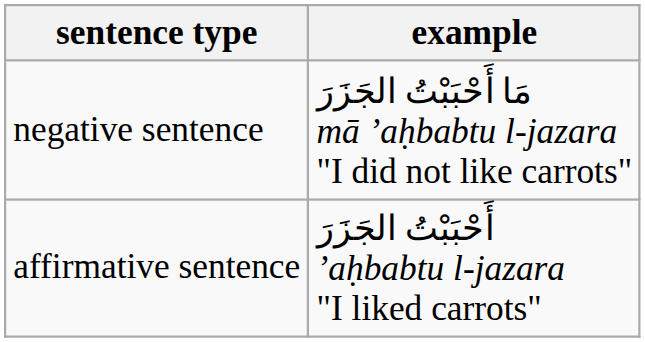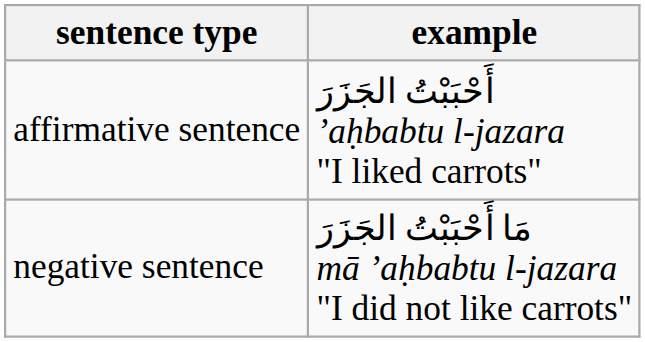rows swapped: (157, 267) <-> (138, 129)
